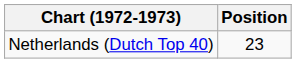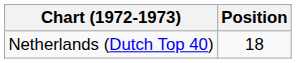(254, 44) 23 -> (254, 44) 18
